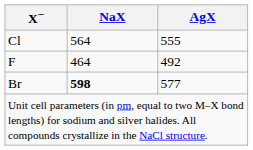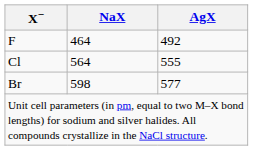rows swapped: (12, 61) <-> (14, 40)
(80, 83) bold -> (80, 83) normal
